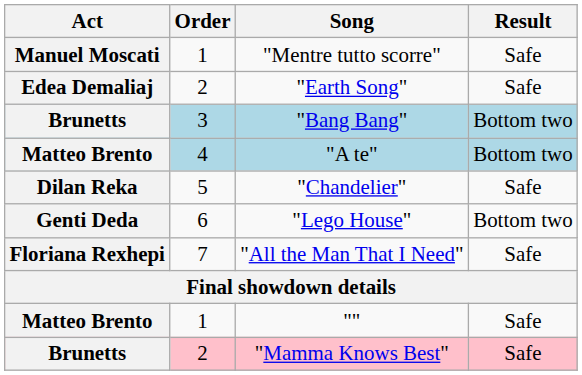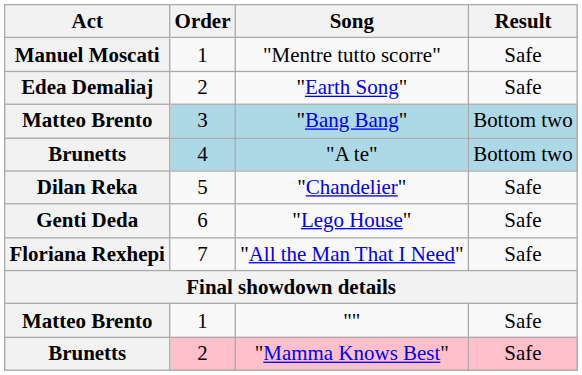(87, 120) Brunetts -> (87, 120) Matteo Brento
(87, 154) Matteo Brento -> (87, 154) Brunetts
(523, 220) Bottom two -> (523, 220) Safe
